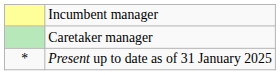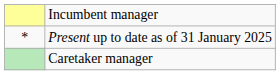rows swapped: (100, 37) <-> (160, 59)
